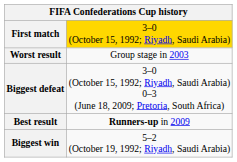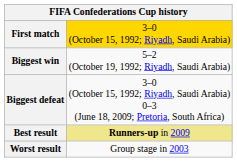rows swapped: (35, 143) <-> (35, 56)
(149, 122) no background -> (149, 133) khaki background
